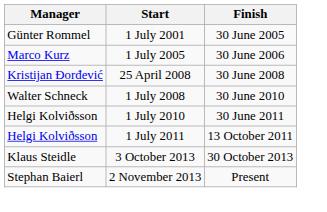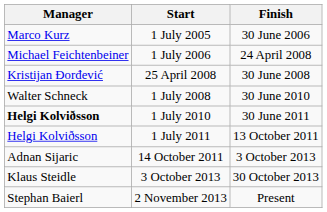- row: (155, 34)
+ row: (181, 55)
(52, 116) normal -> (53, 116) bold
+ row: (181, 156)
